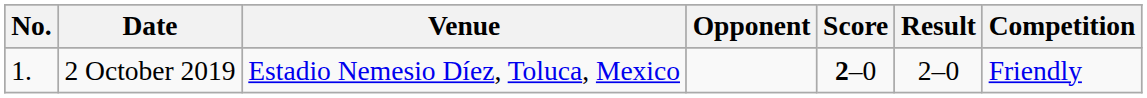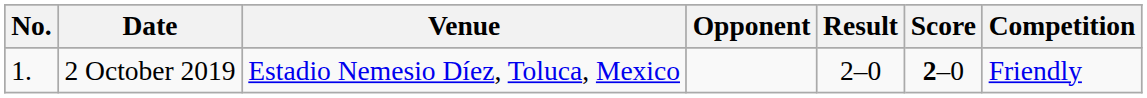columns swapped: (856, 26) <-> (938, 26)
